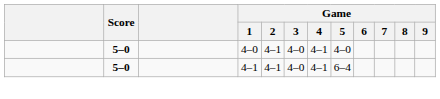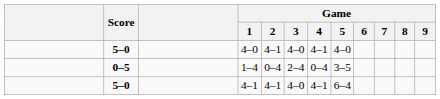+ row: (249, 67)
